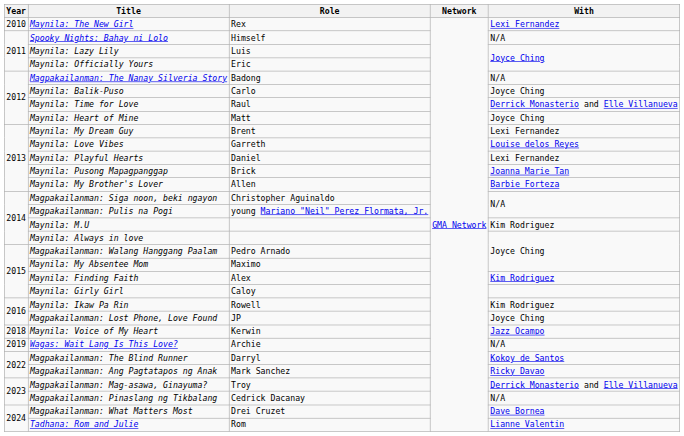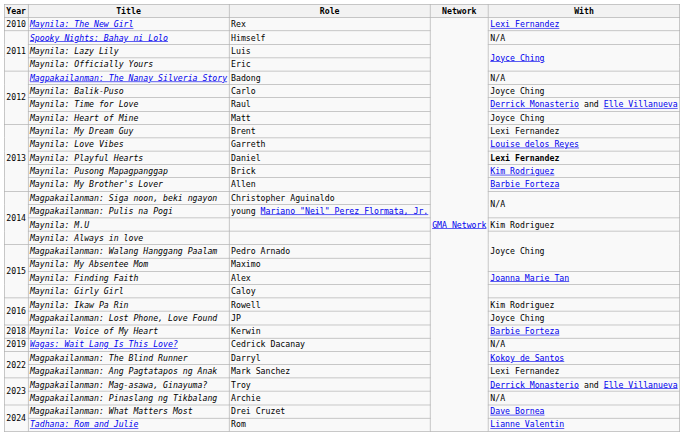(525, 158) normal -> (525, 158) bold
(530, 171) Joanna Marie Tan -> (522, 171) Kim Rodriguez
(522, 278) Kim Rodriguez -> (530, 278) Joanna Marie Tan
(517, 331) Jazz Ocampo -> (525, 331) Barbie Forteza
(246, 345) Archie -> (268, 345) Cedrick Dacanay
(517, 371) Ricky Davao -> (525, 371) Lexi Fernandez
(268, 398) Cedrick Dacanay -> (246, 398) Archie
